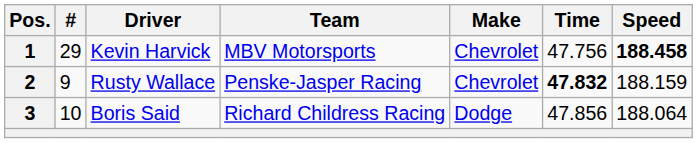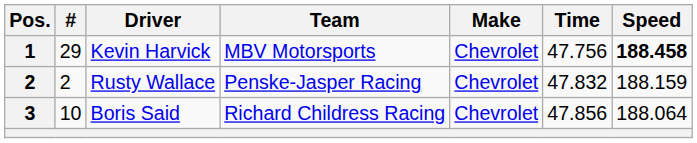(65, 82) 9 -> (65, 82) 2
(577, 82) bold -> (577, 82) normal
(483, 113) Dodge -> (496, 113) Chevrolet
